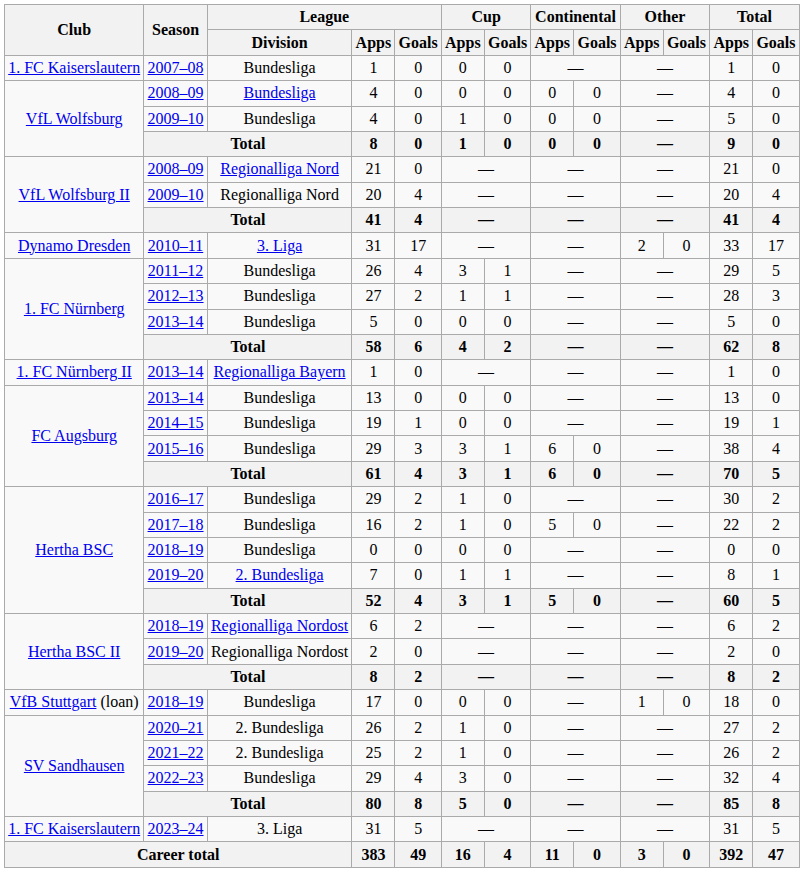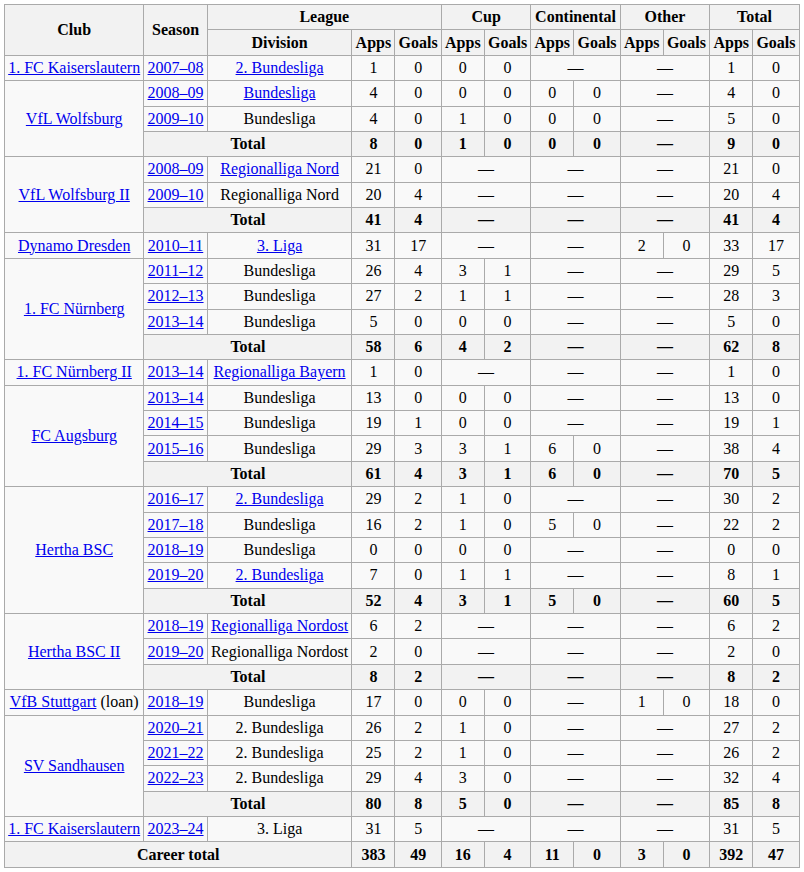(280, 67) Bundesliga -> (280, 67) 2. Bundesliga
(280, 499) Bundesliga -> (280, 499) 2. Bundesliga
(280, 778) Bundesliga -> (280, 778) 2. Bundesliga
